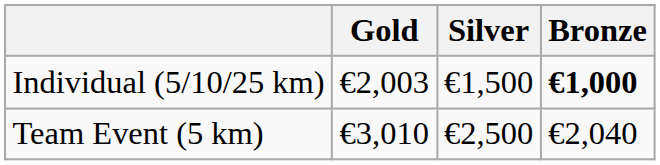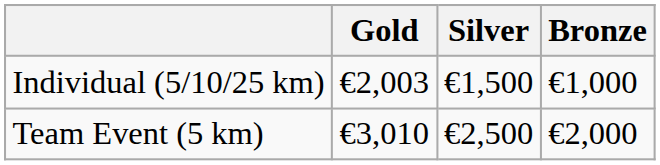(593, 81) bold -> (593, 81) normal
(593, 133) €2,040 -> (593, 133) €2,000
